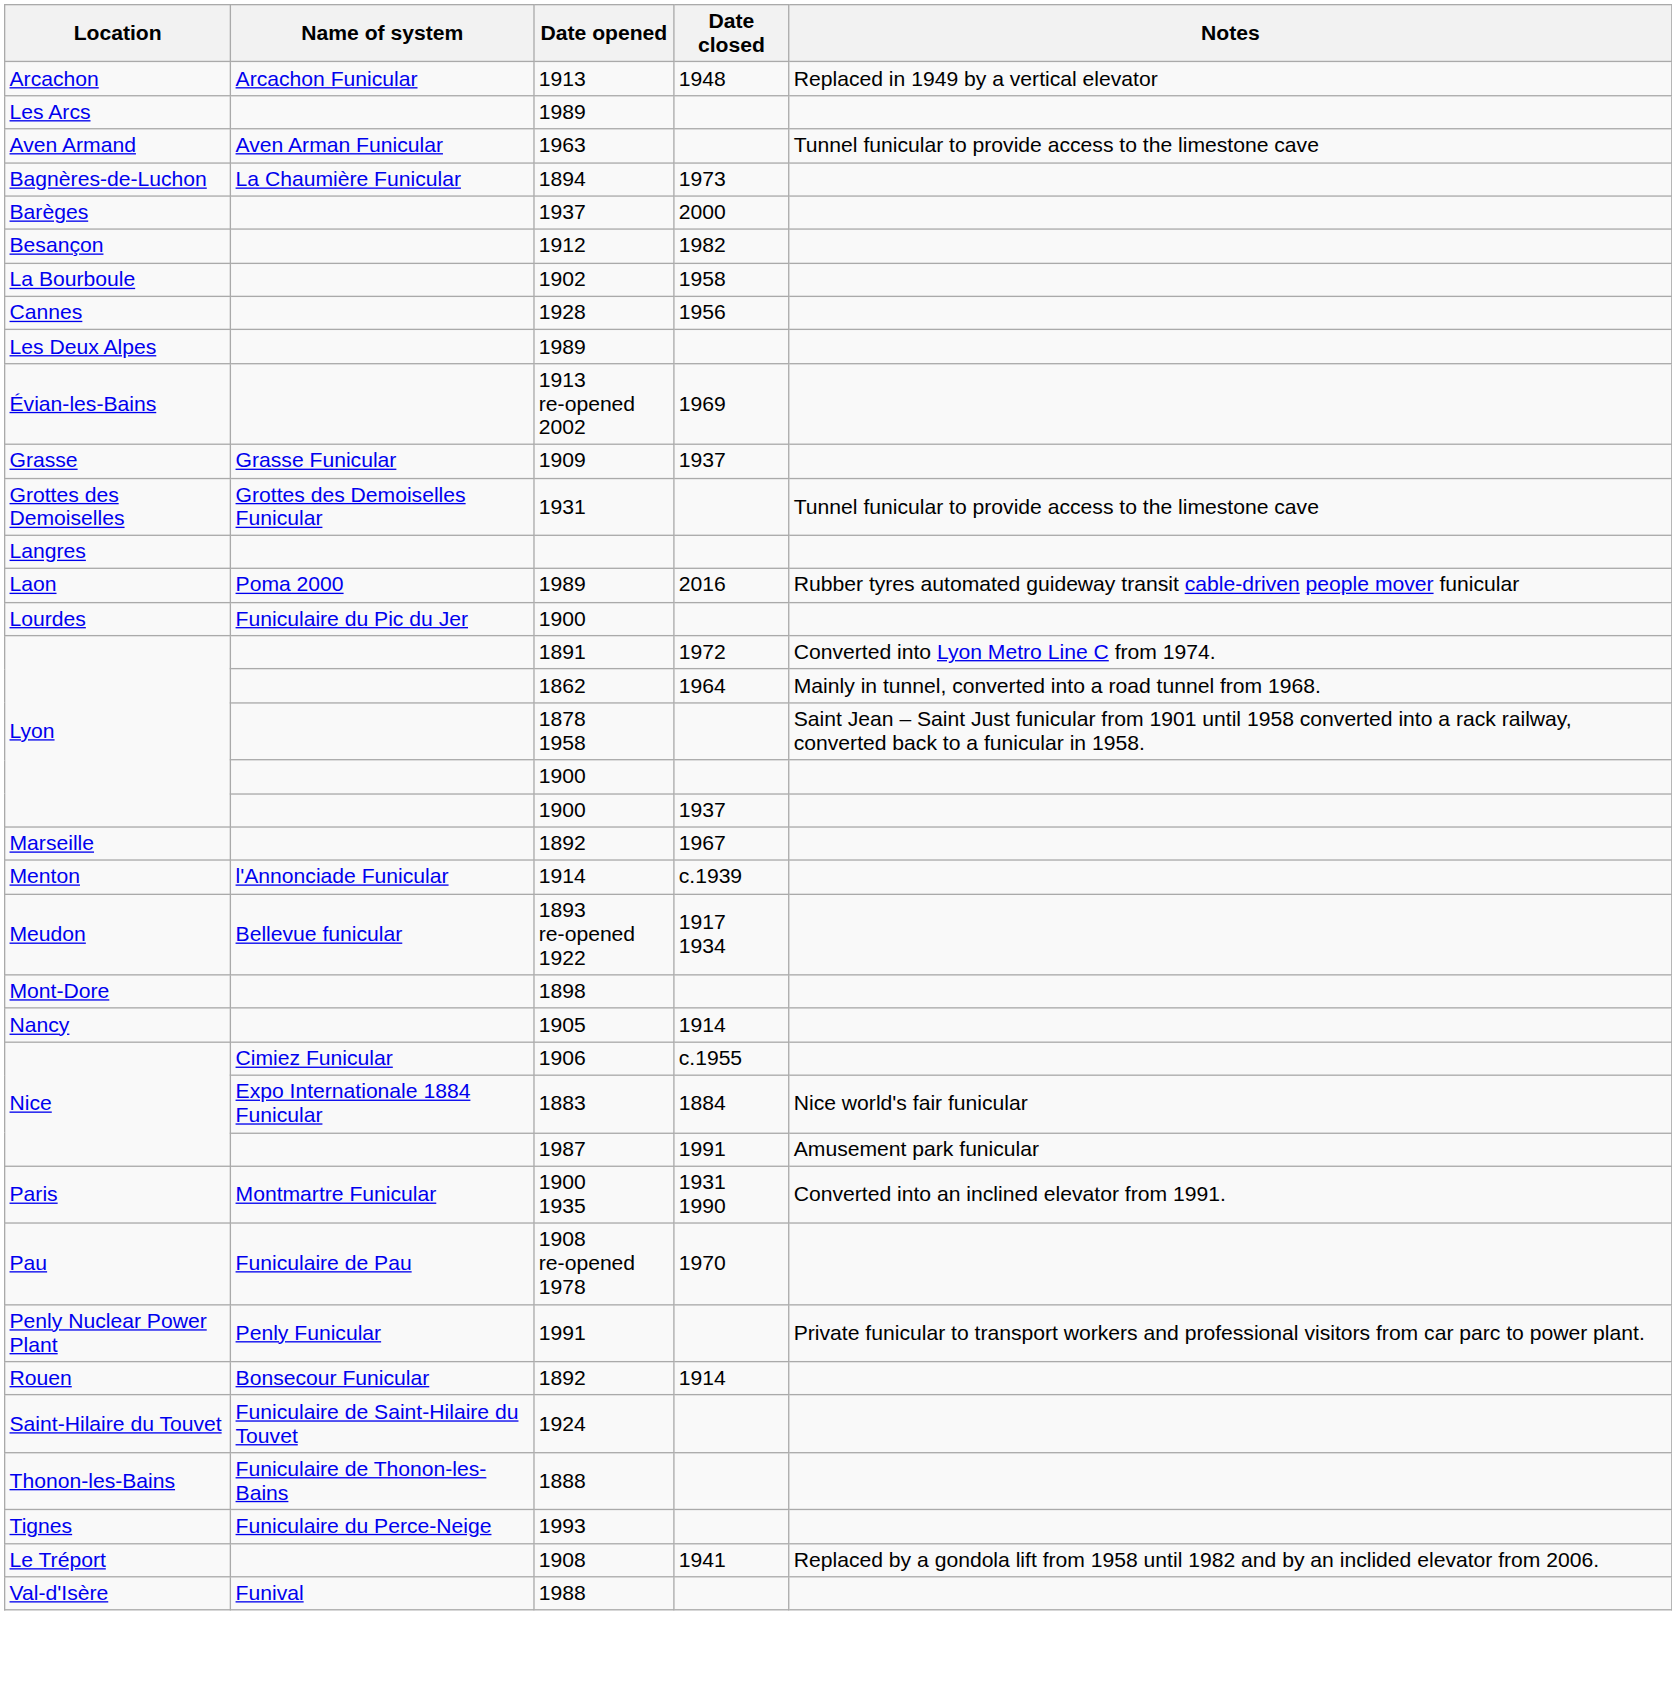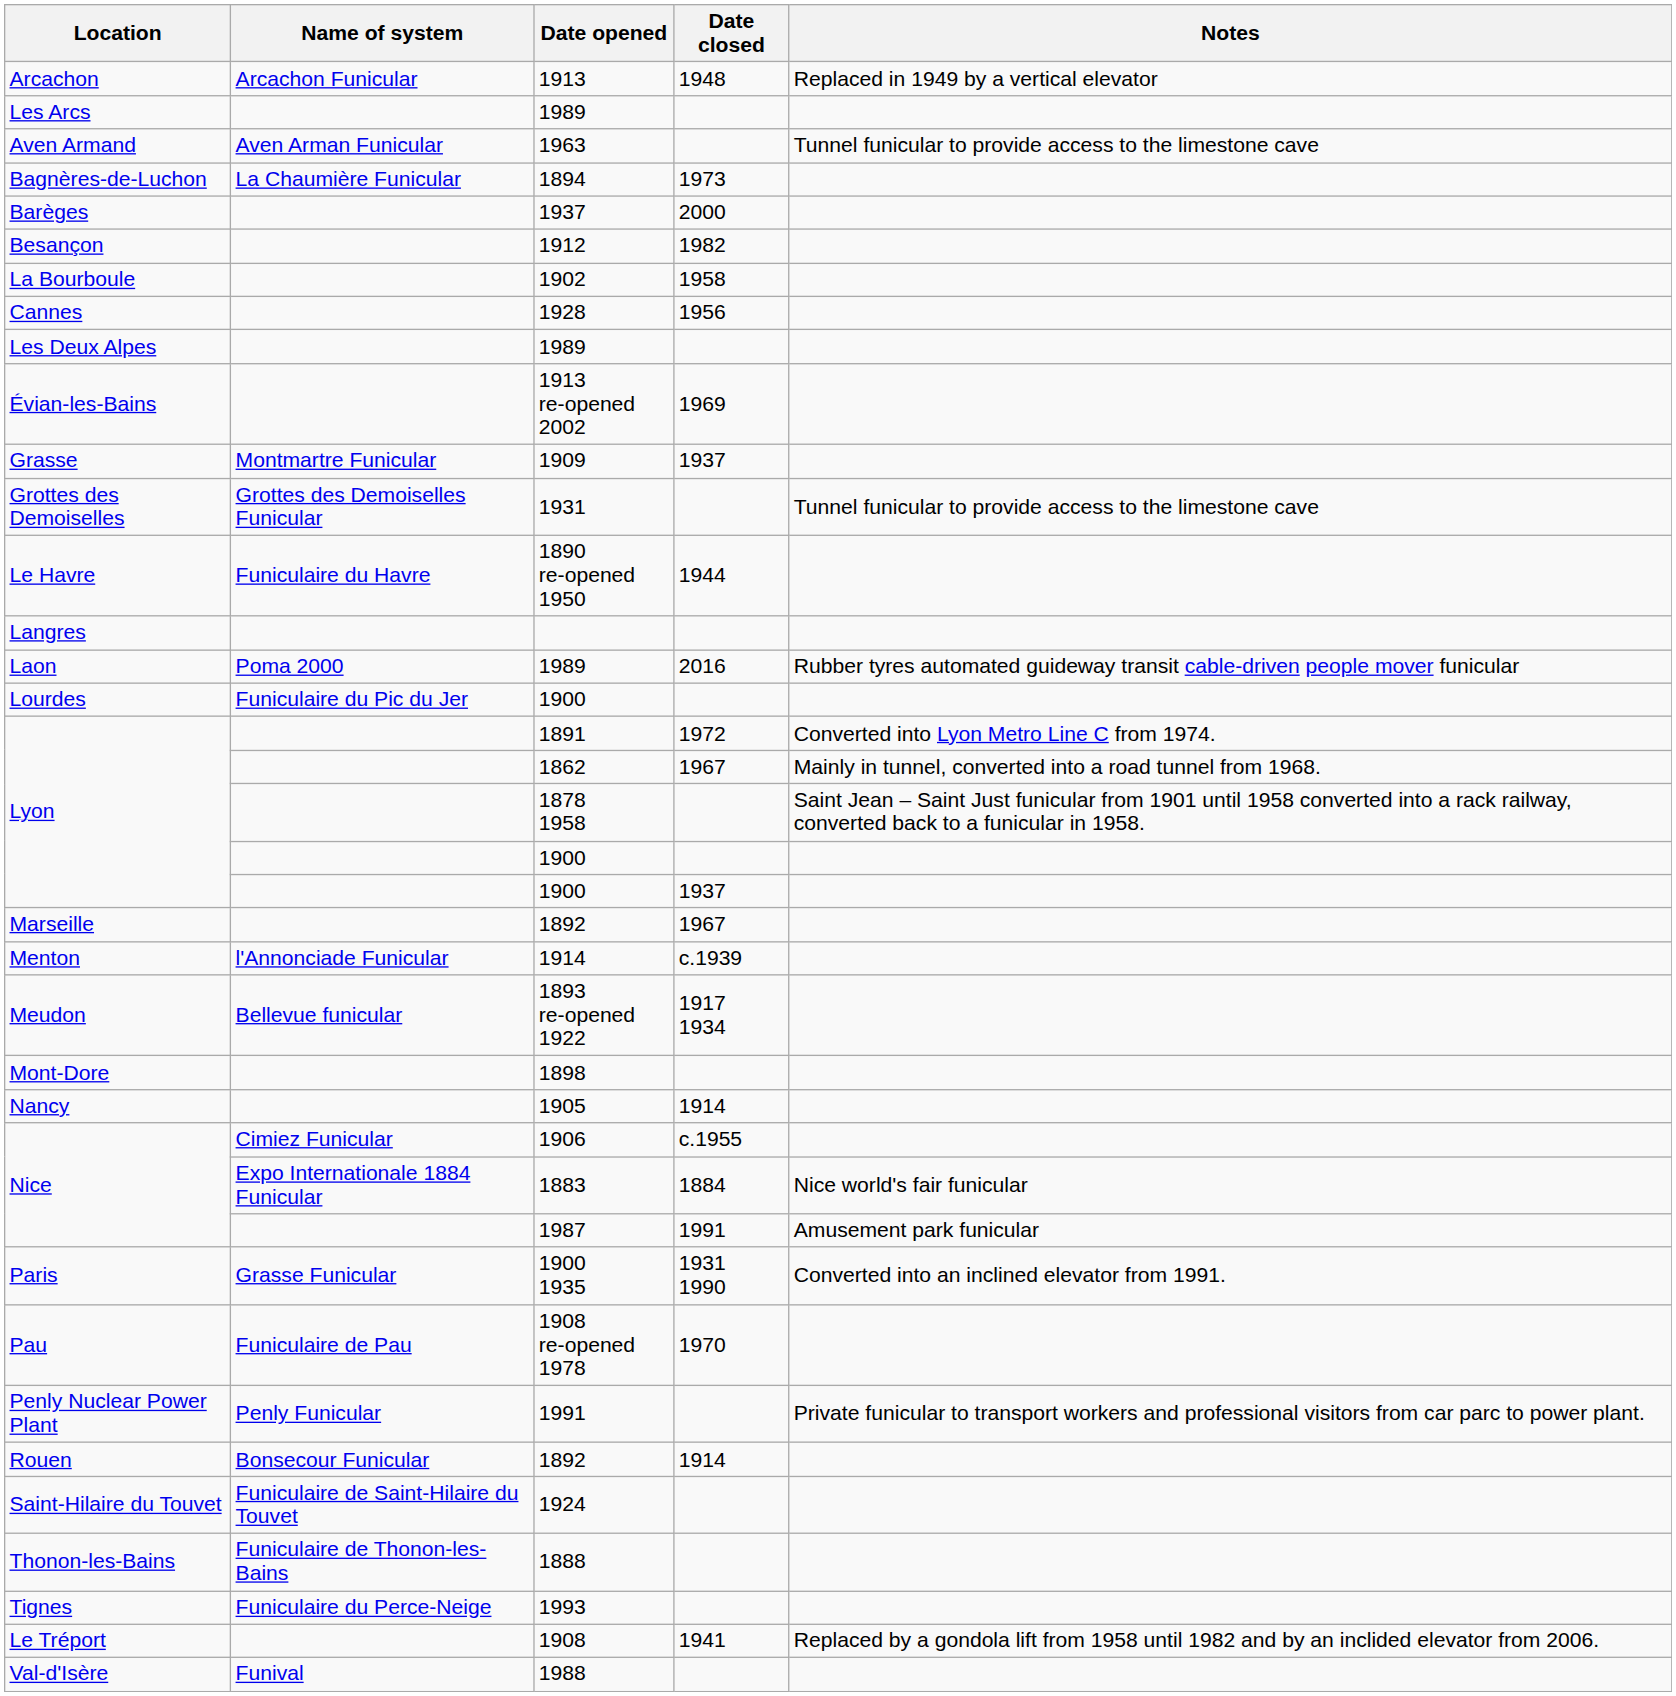(316, 460) Grasse Funicular -> (336, 460) Montmartre Funicular
+ row: (52, 575)
(702, 685) 1964 -> (702, 766) 1967
(336, 1194) Montmartre Funicular -> (316, 1275) Grasse Funicular
